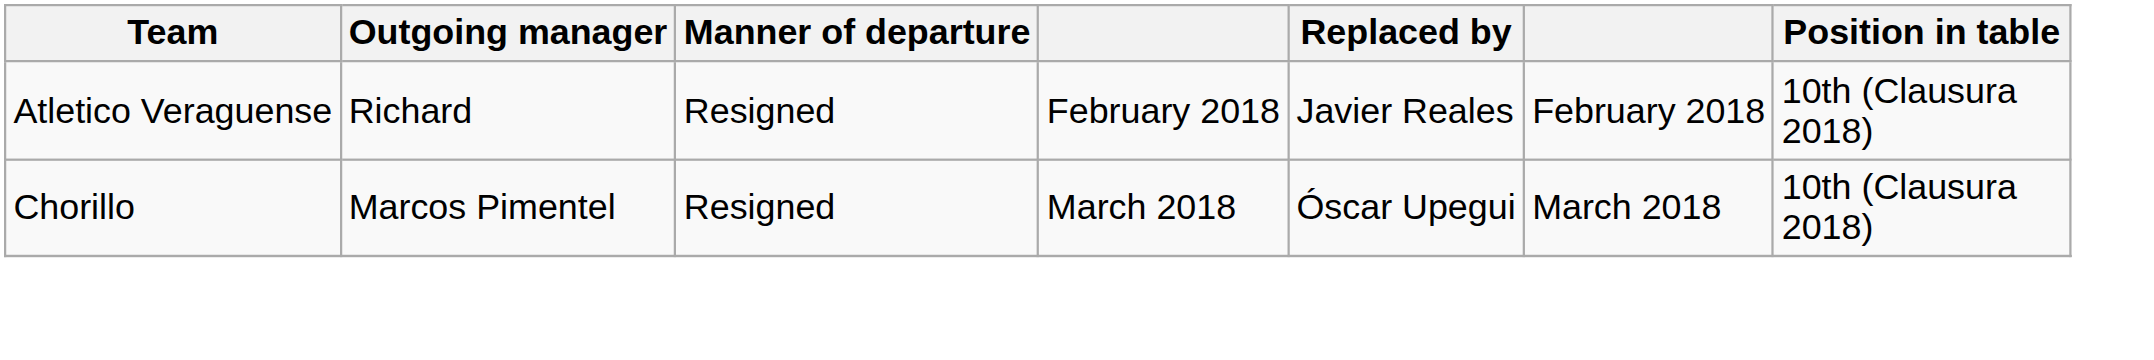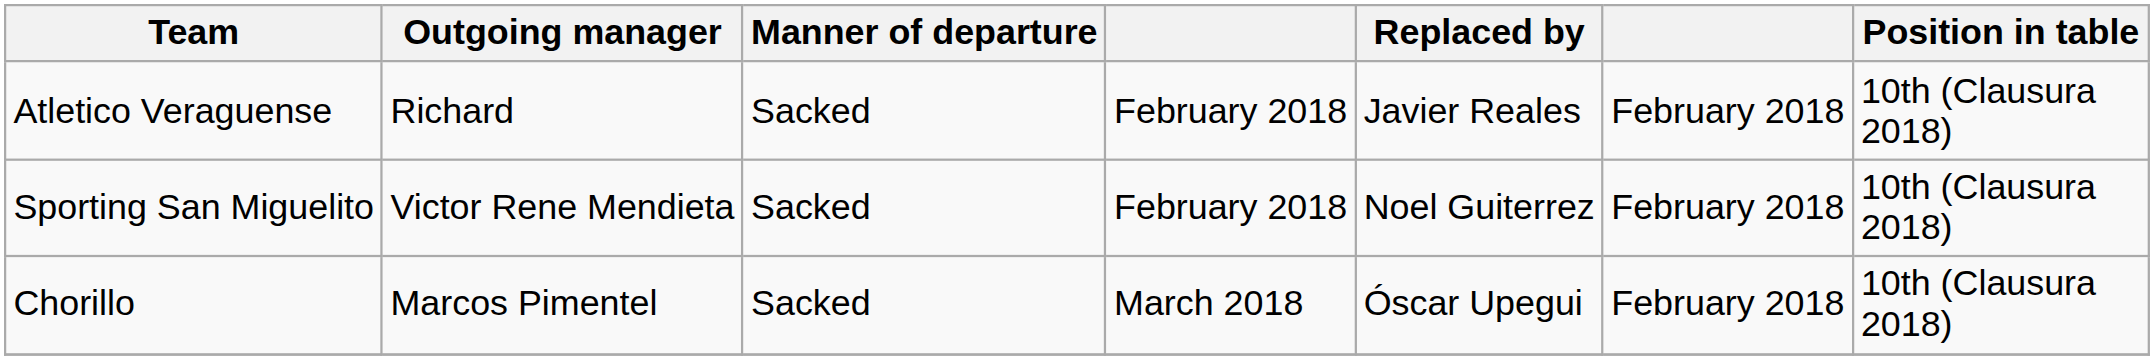(760, 109) Resigned -> (811, 109) Sacked
+ row: (194, 207)
(760, 207) Resigned -> (811, 304) Sacked
(1627, 207) March 2018 -> (1728, 304) February 2018
